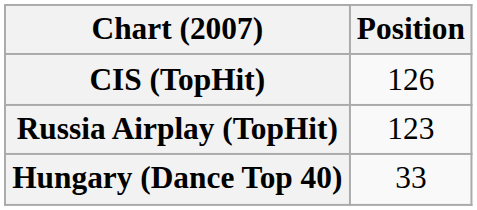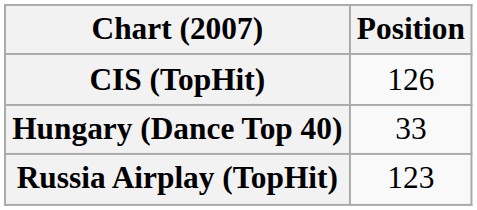rows swapped: (177, 178) <-> (177, 128)
